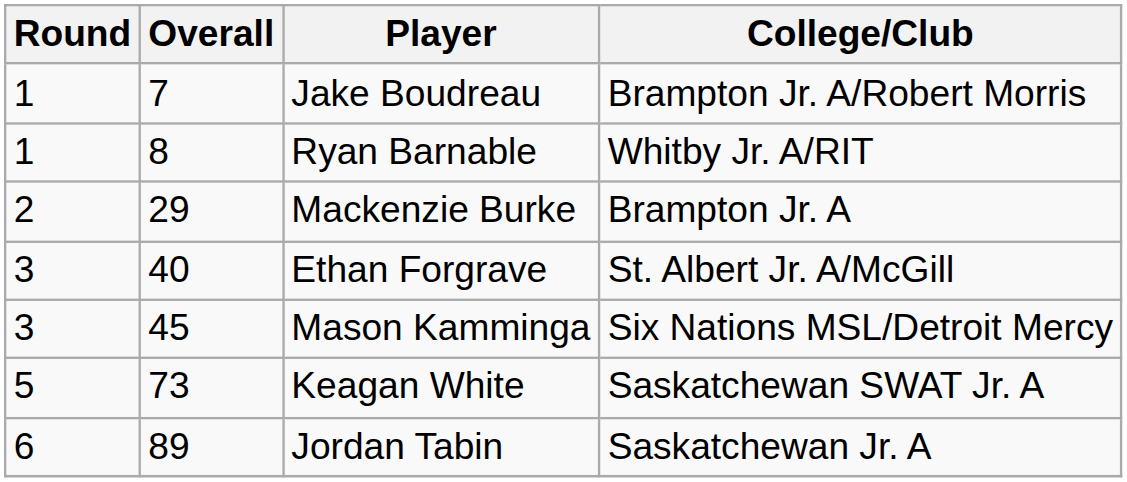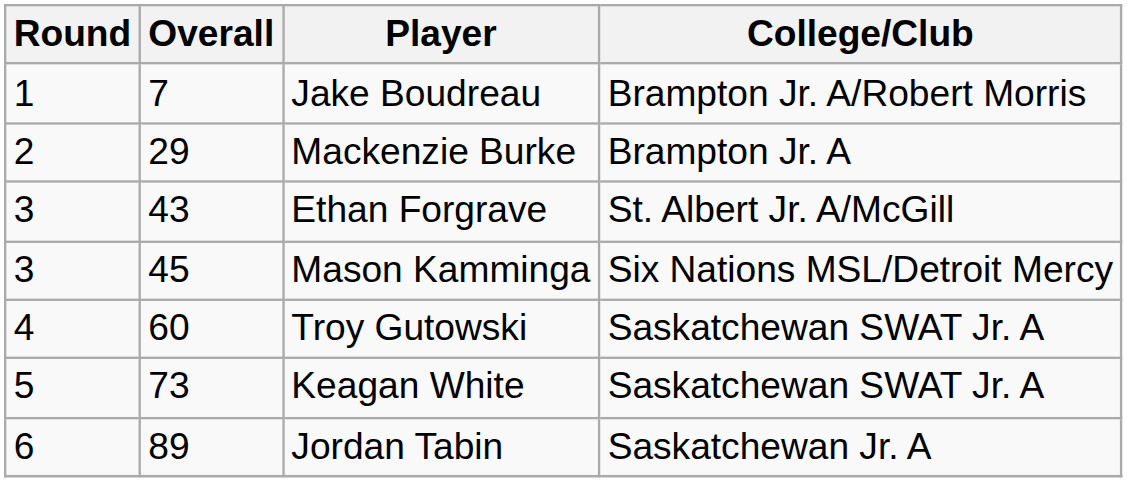- row: (414, 151)
(169, 269) 40 -> (169, 210) 43
+ row: (409, 328)
